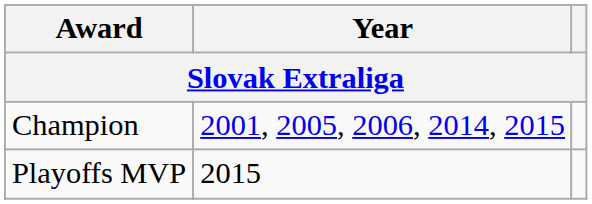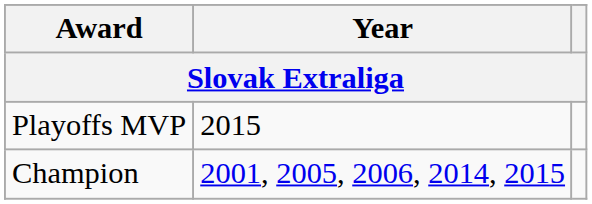rows swapped: (75, 125) <-> (99, 173)
